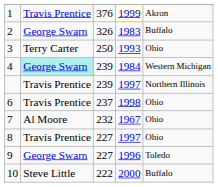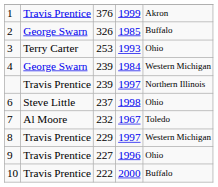(129, 13) lightyellow background -> (129, 13) no background
(129, 31) 1983 -> (129, 31) 1985
(105, 48) 250 -> (105, 48) 253
(55, 66) paleturquoise background -> (55, 66) no background
(57, 102) Travis Prentice -> (49, 102) Steve Little
(154, 119) Ohio -> (158, 119) Toledo
(105, 137) 227 -> (105, 137) 229
(154, 137) Ohio -> (178, 137) Western Michigan
(55, 155) George Swarn -> (57, 155) Travis Prentice
(158, 155) Toledo -> (154, 155) Ohio
(49, 173) Steve Little -> (57, 173) Travis Prentice
